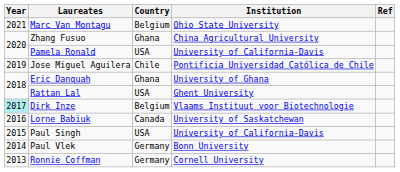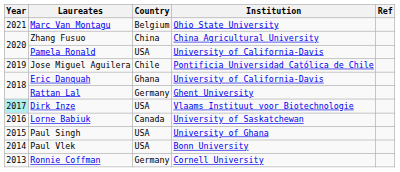(147, 38) Ghana -> (147, 38) China
(221, 79) University of Ghana -> (249, 79) University of California-Davis
(142, 92) USA -> (152, 92) Germany
(152, 106) Belgium -> (142, 106) USA
(249, 133) University of California-Davis -> (221, 133) University of Ghana
(152, 147) Germany -> (142, 147) USA
